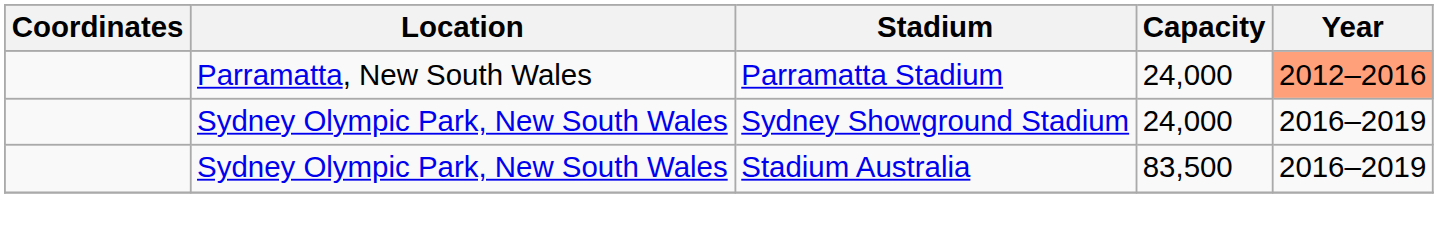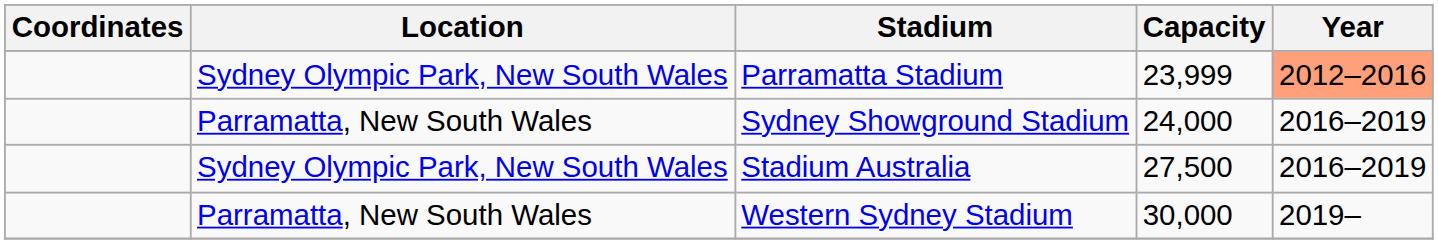(394, 74) Parramatta, New South Wales -> (462, 74) Sydney Olympic Park, New South Wales
(1188, 74) 24,000 -> (1188, 74) 23,999
(462, 121) Sydney Olympic Park, New South Wales -> (394, 121) Parramatta, New South Wales
(1188, 167) 83,500 -> (1188, 167) 27,500
+ row: (907, 214)
